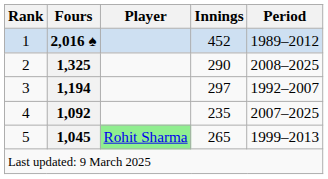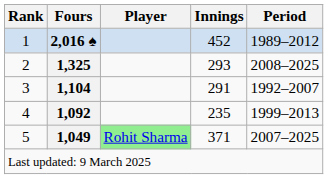(219, 64) 290 -> (219, 64) 293
(74, 88) 1,194 -> (74, 88) 1,104
(219, 88) 297 -> (219, 88) 291
(285, 112) 2007–2025 -> (285, 112) 1999–2013
(74, 137) 1,045 -> (74, 137) 1,049
(219, 137) 265 -> (219, 137) 371
(285, 137) 1999–2013 -> (285, 137) 2007–2025
